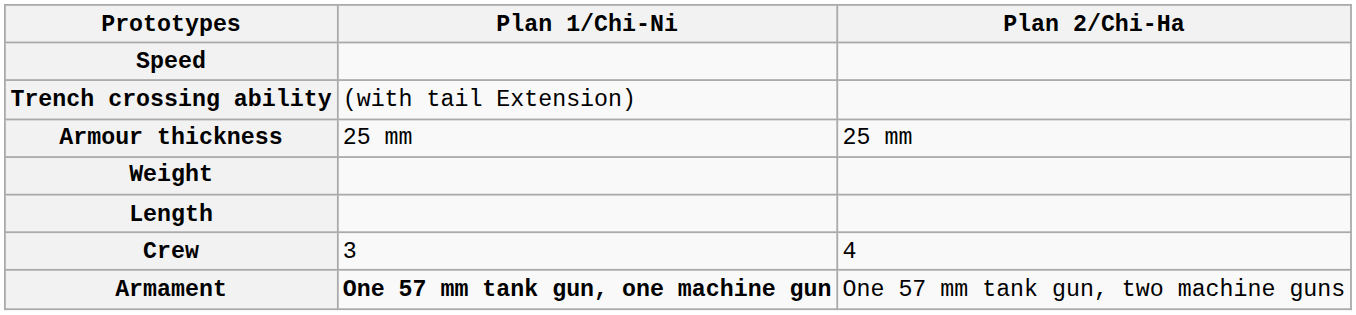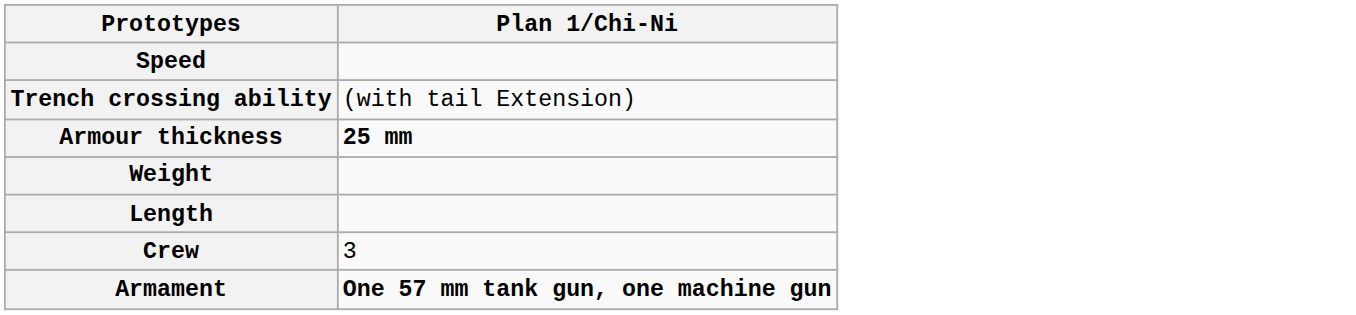- column: (1094, 24)
(378, 138) normal -> (378, 138) bold
